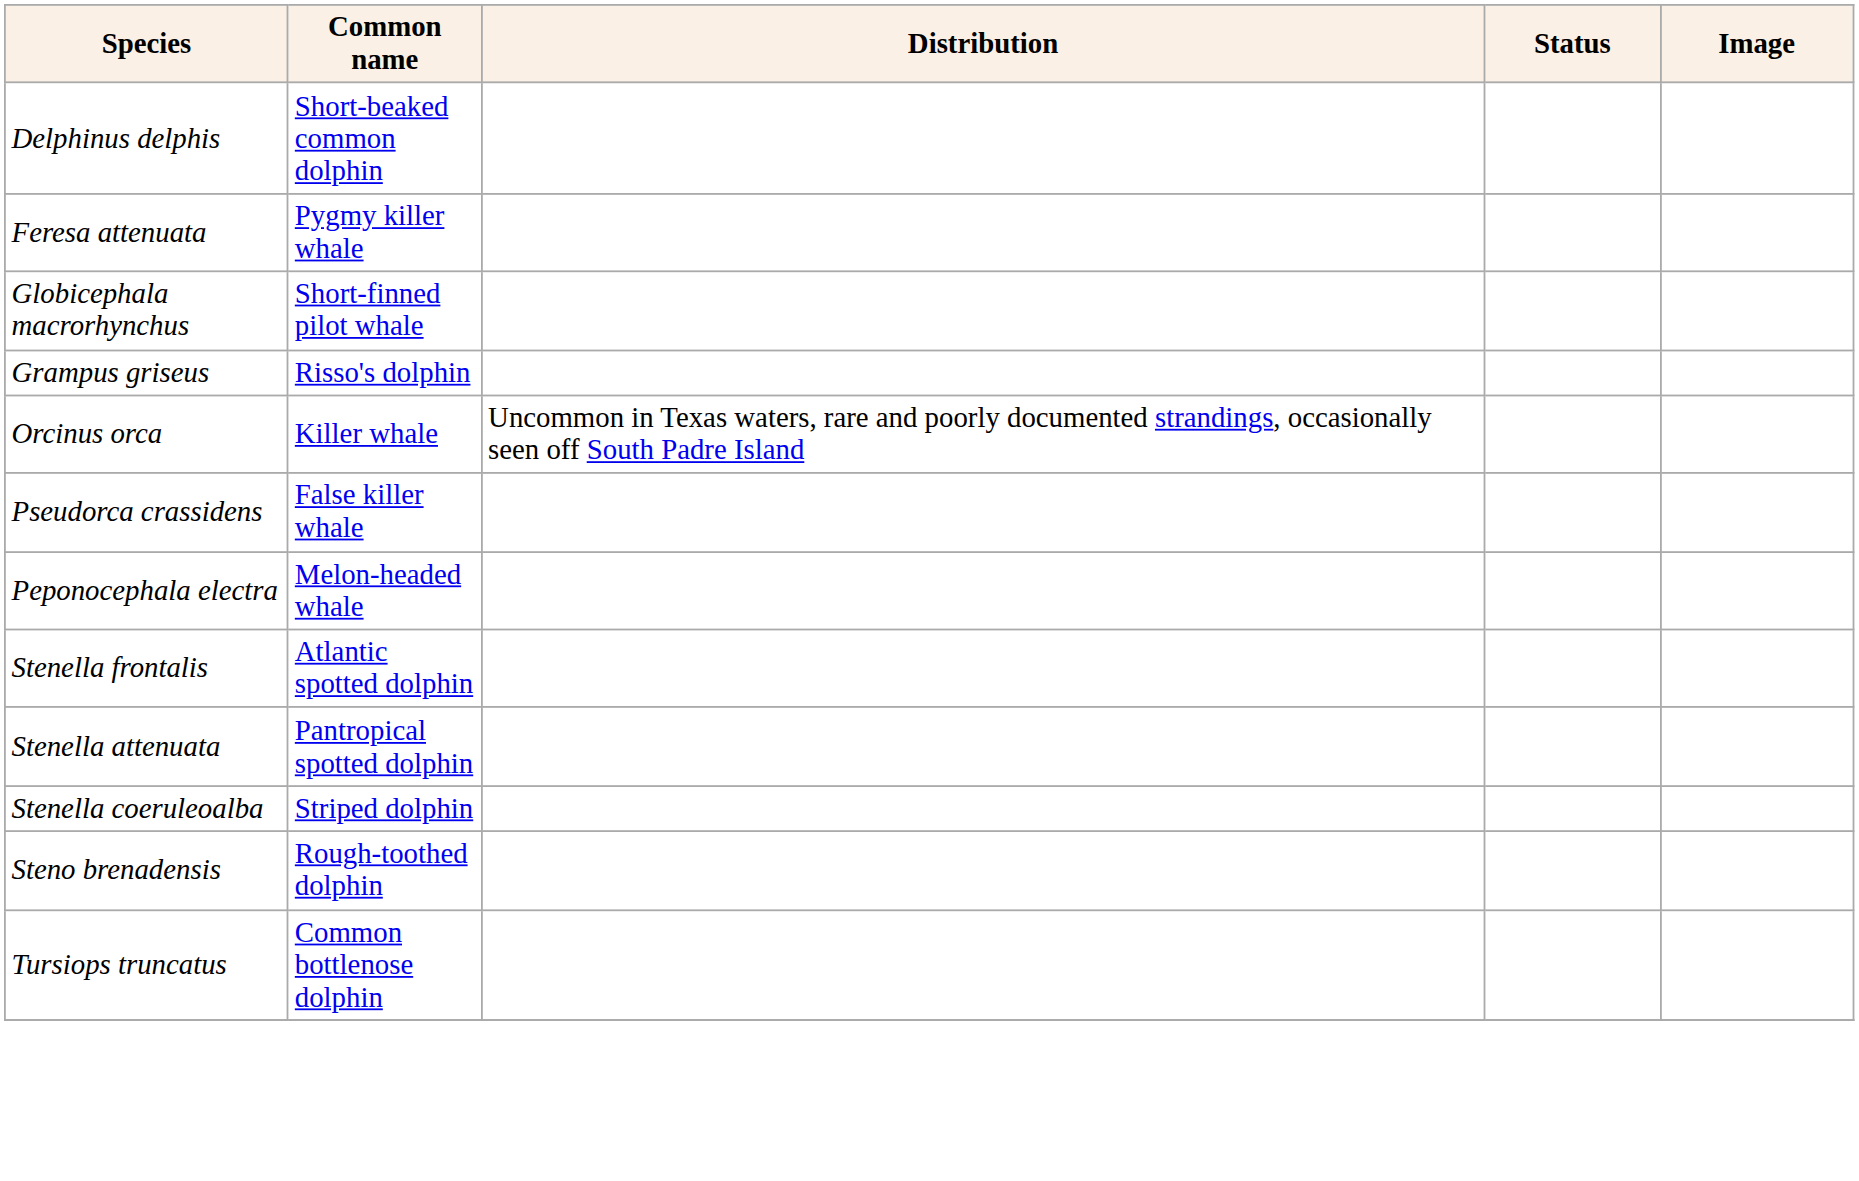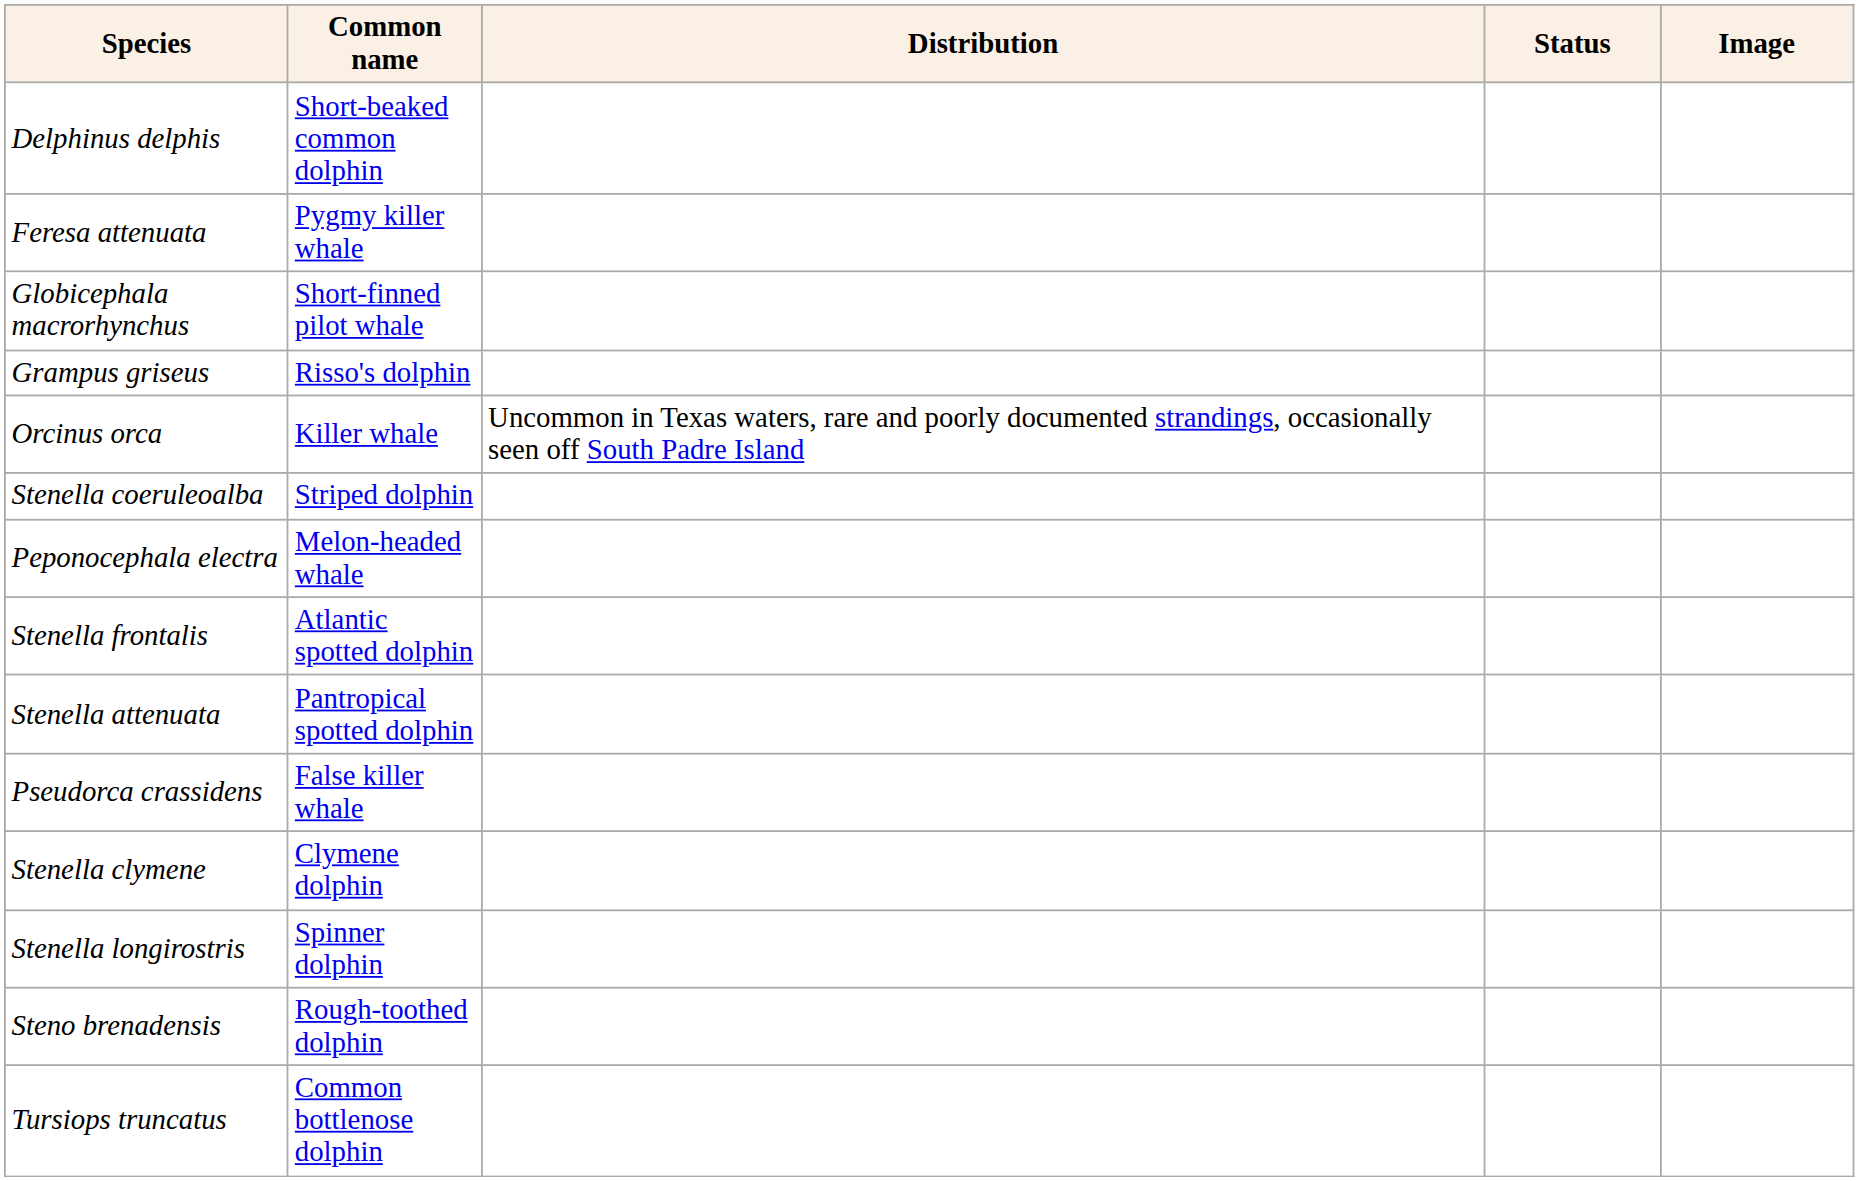rows swapped: (137, 511) <-> (138, 808)
+ row: (109, 869)
+ row: (128, 948)
